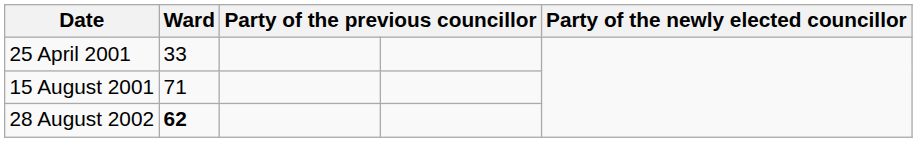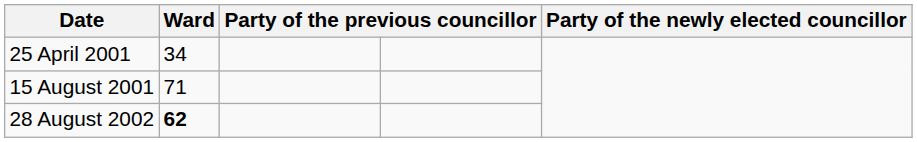(175, 53) 33 -> (175, 53) 34
